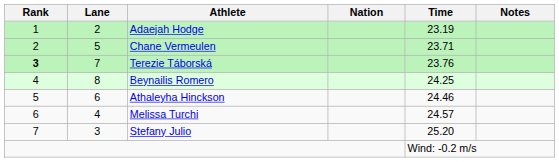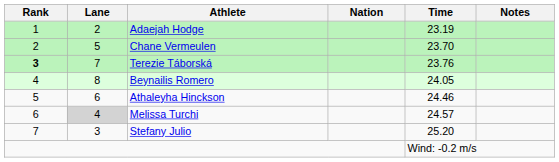(441, 47) 23.71 -> (441, 47) 23.70
(441, 81) 24.25 -> (441, 81) 24.05
(97, 115) no background -> (97, 115) lightgrey background
